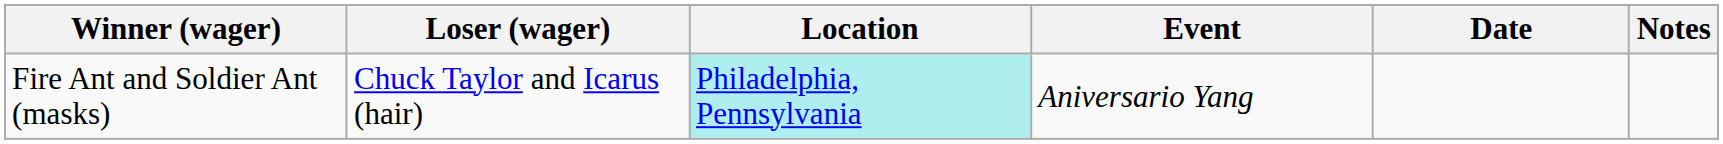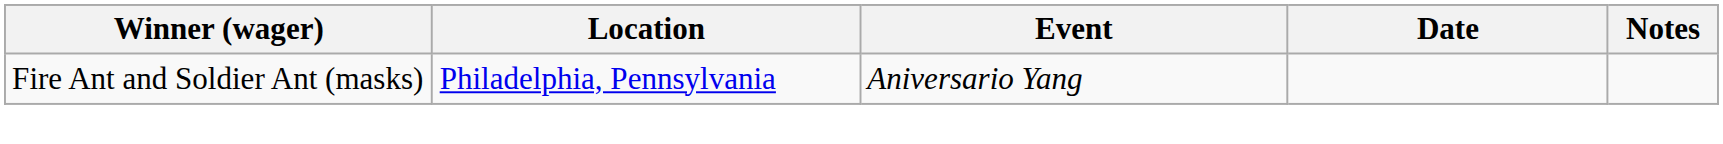- column: (518, 29)
(779, 95) paleturquoise background -> (608, 78) no background
